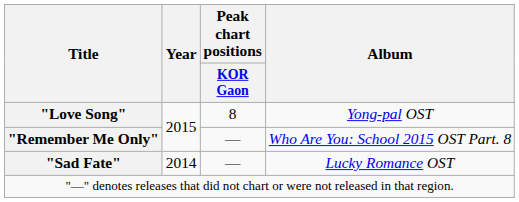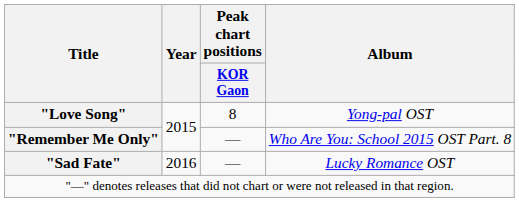(181, 163) 2014 -> (181, 163) 2016
